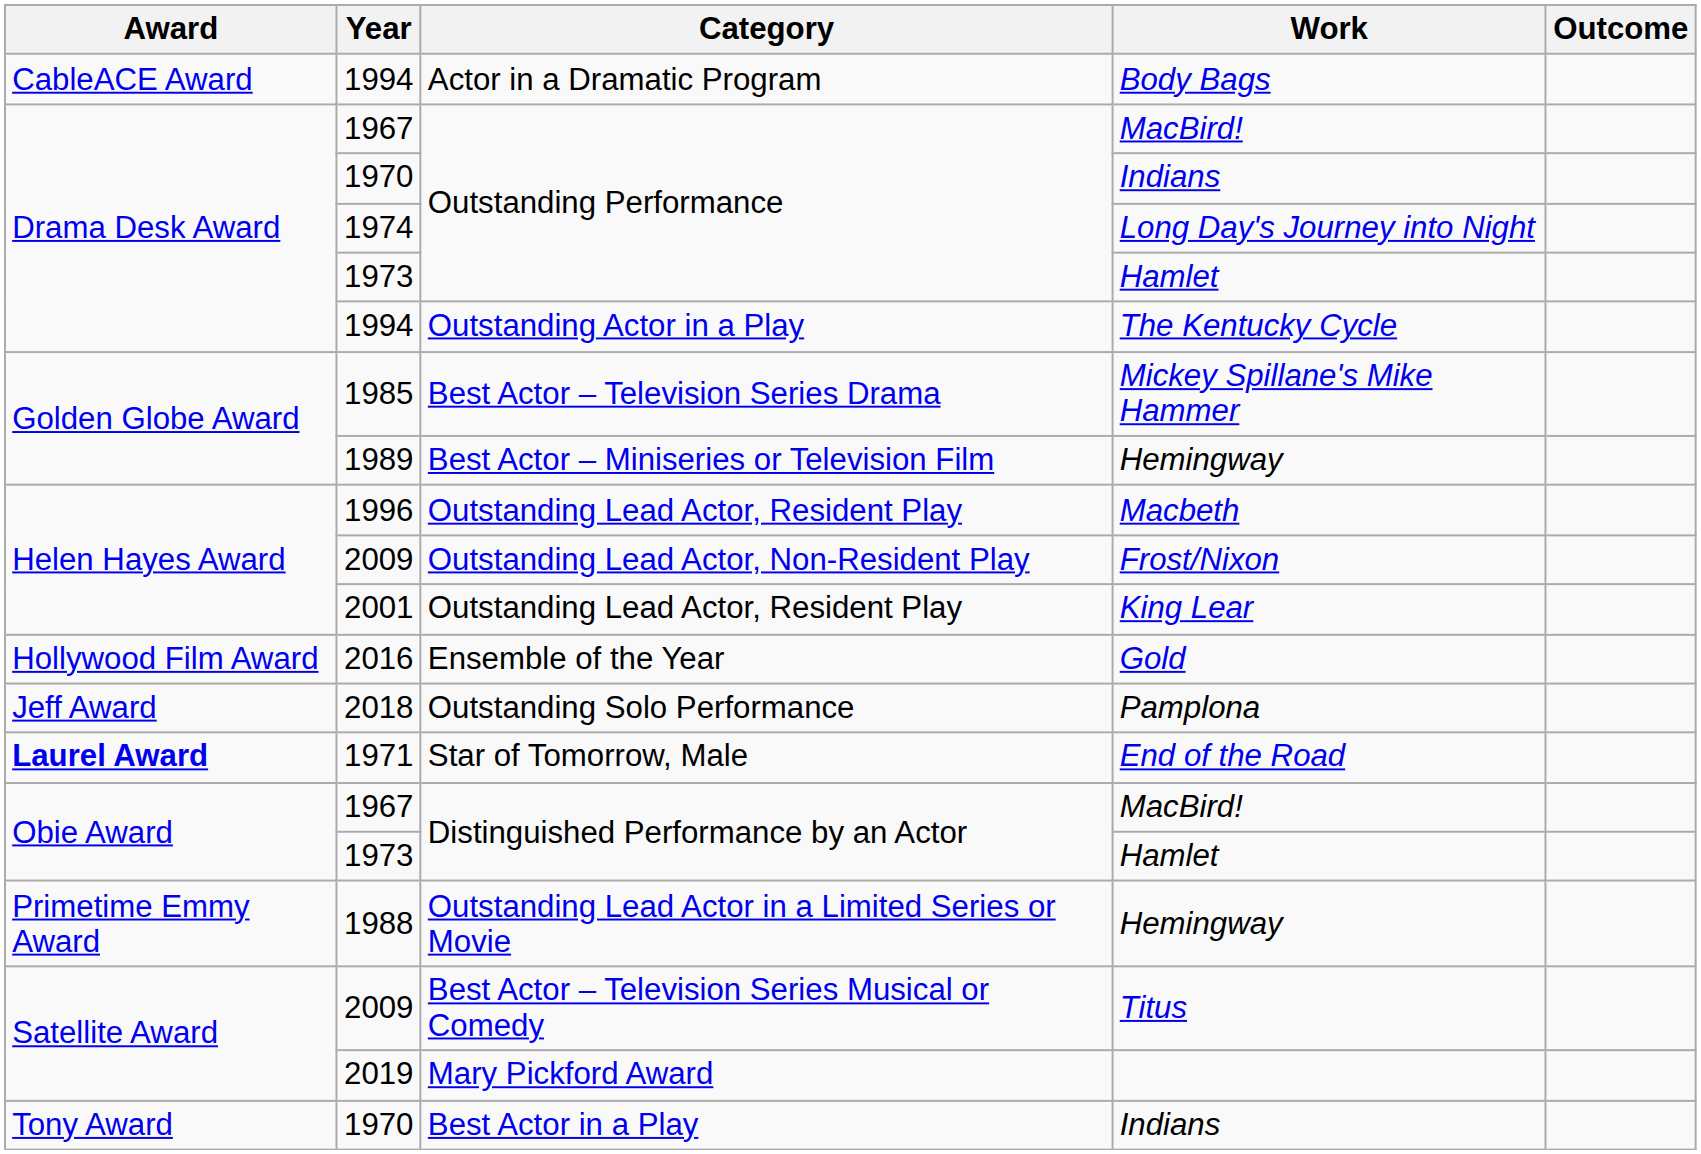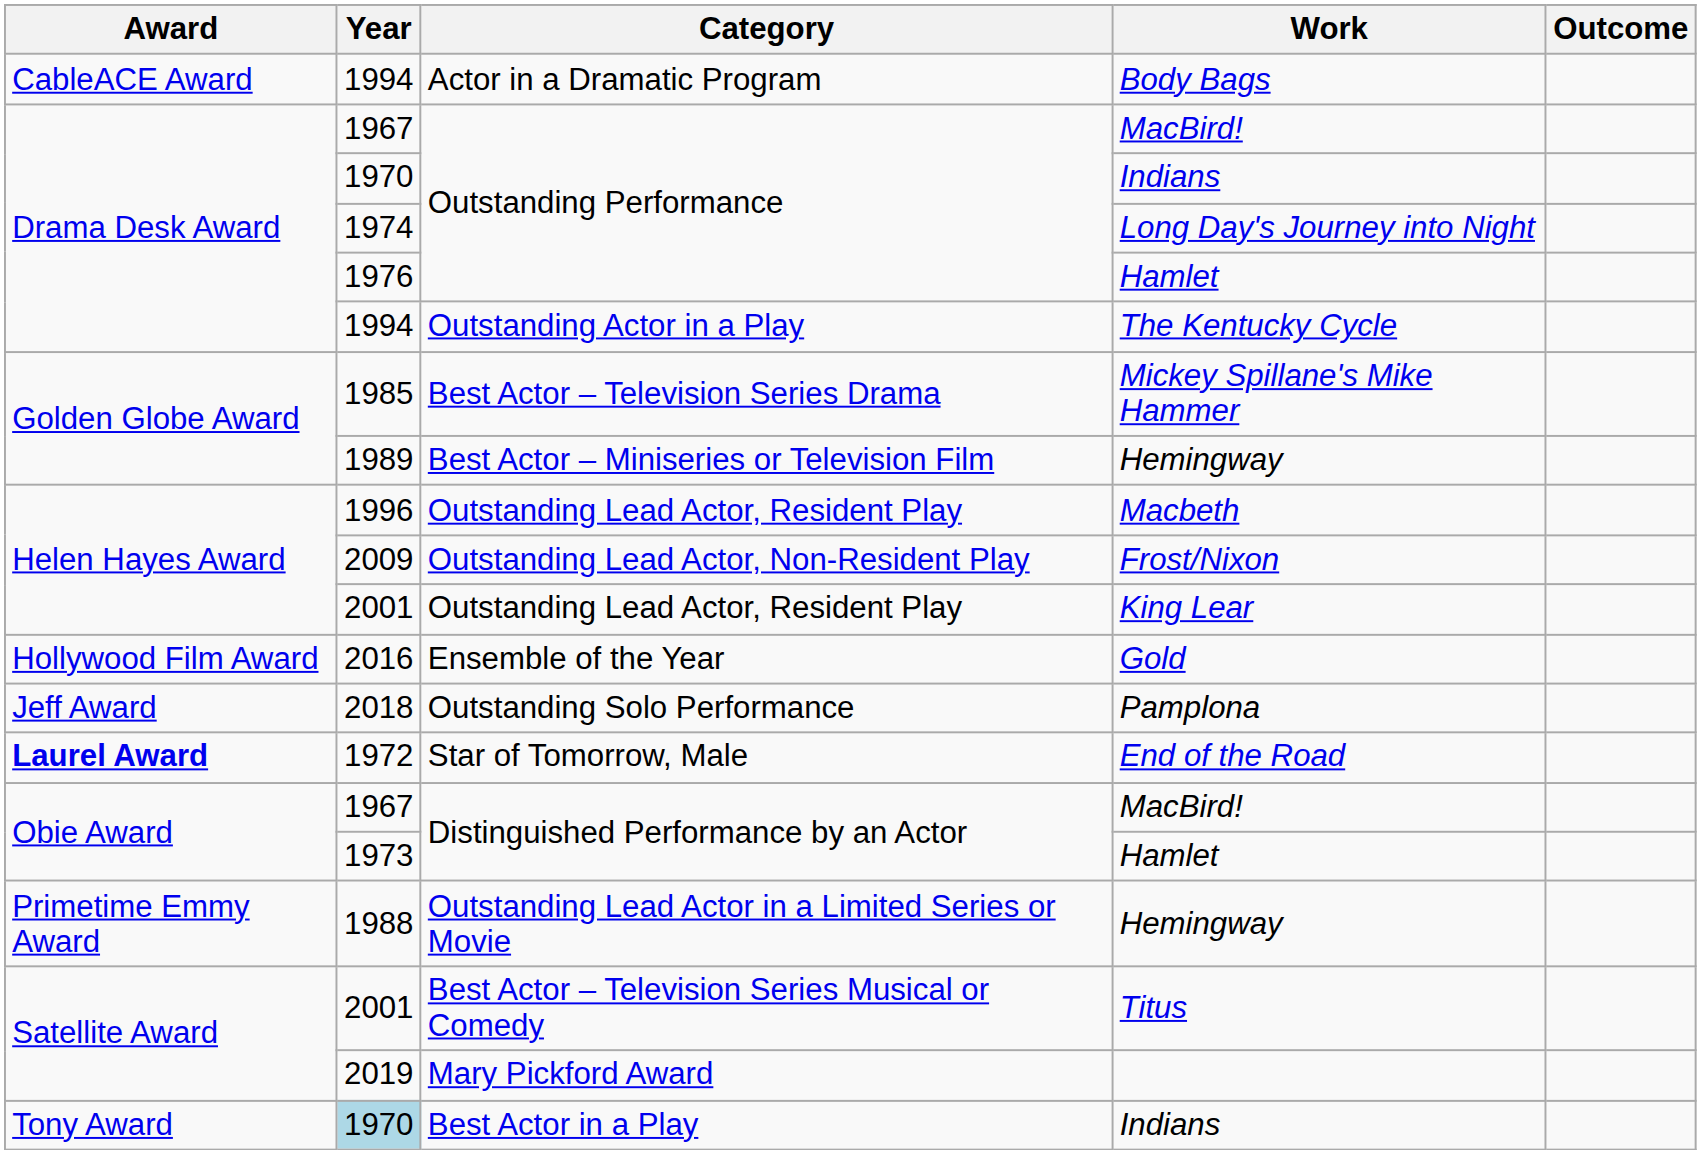(379, 276) 1973 -> (379, 276) 1976
(379, 757) 1971 -> (379, 757) 1972
(379, 1007) 2009 -> (379, 1007) 2001
(379, 1124) no background -> (379, 1124) lightblue background
